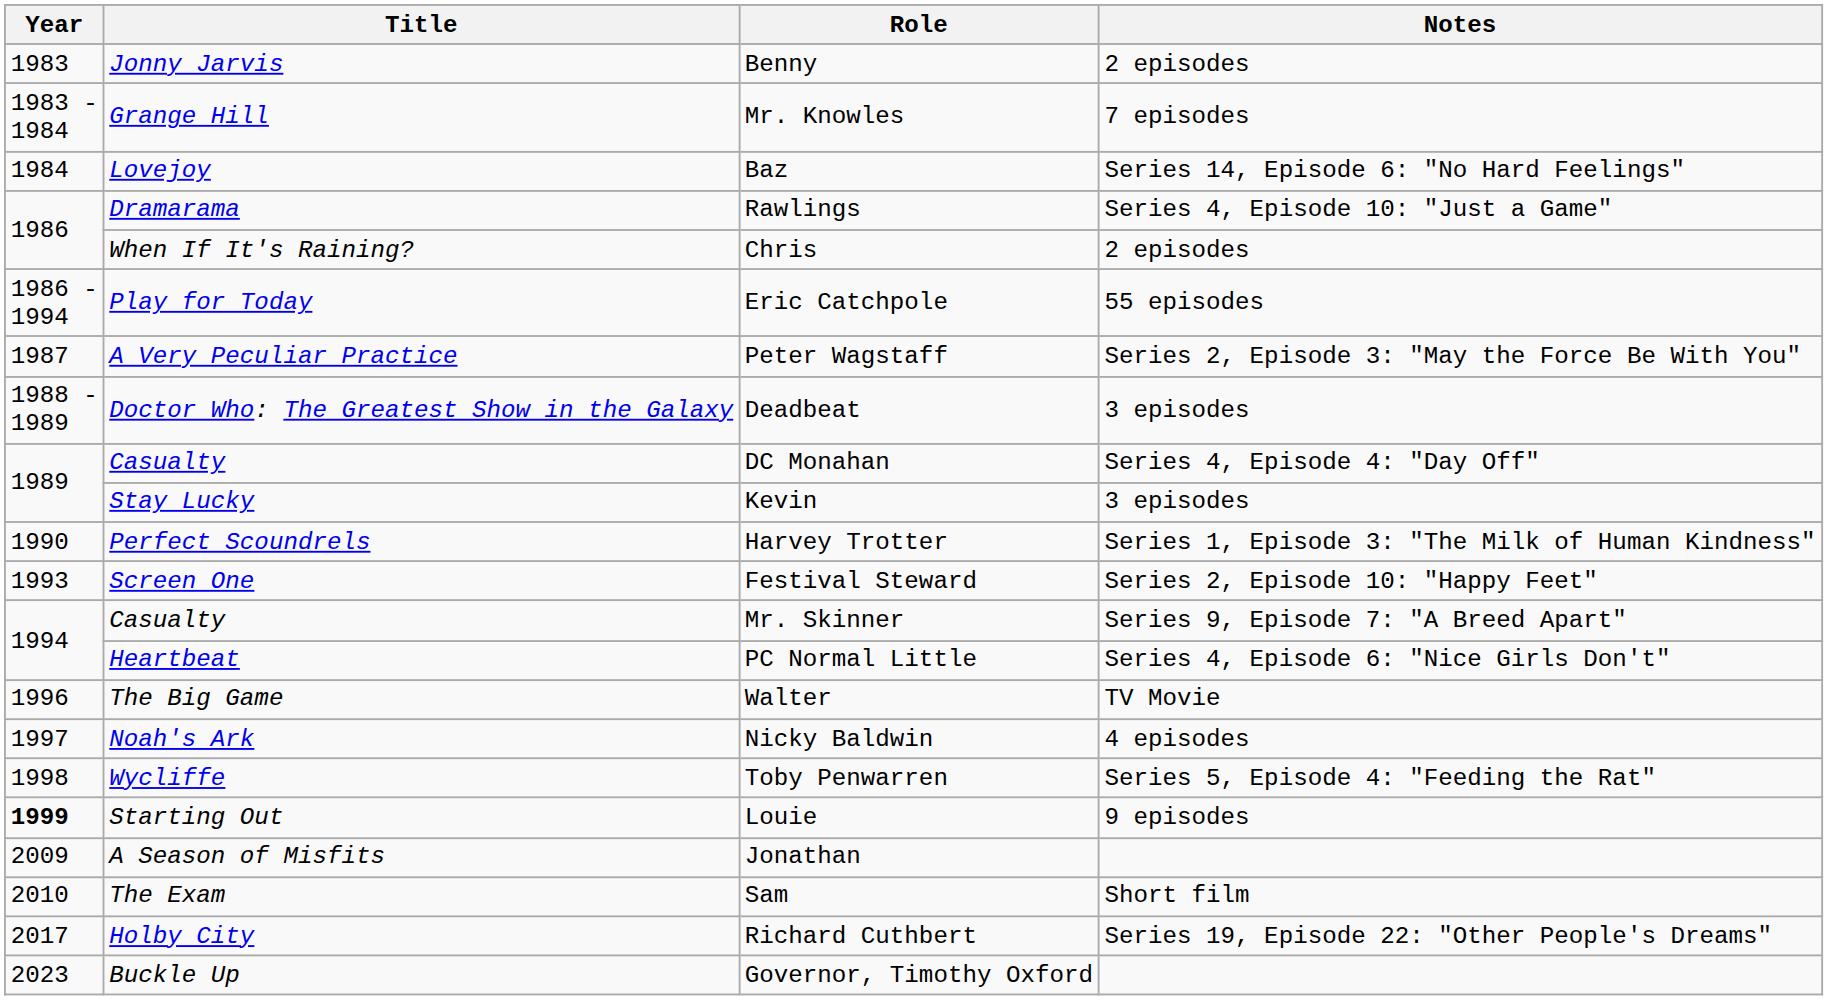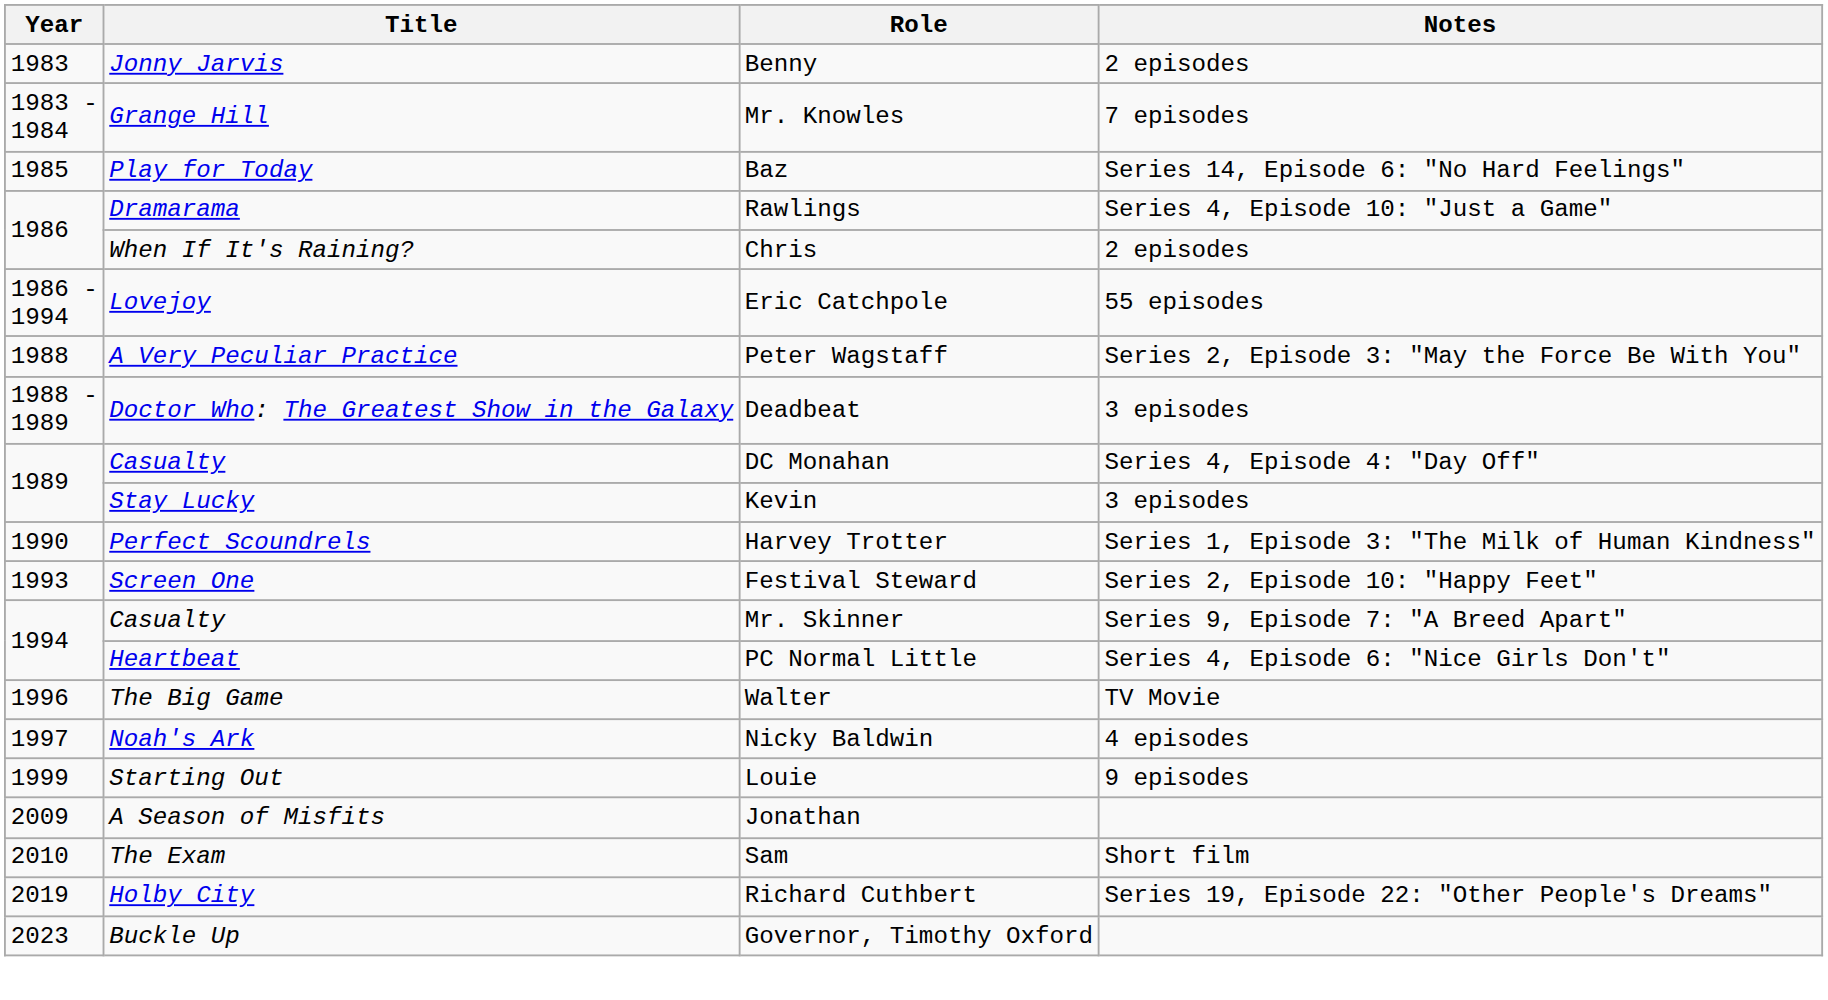(40, 171) 1984 -> (40, 171) 1985
(160, 171) Lovejoy -> (211, 171) Play for Today
(211, 303) Play for Today -> (160, 303) Lovejoy
(40, 356) 1987 -> (40, 356) 1988
- row: (846, 778)
(40, 818) bold -> (40, 778) normal
(40, 936) 2017 -> (40, 897) 2019
